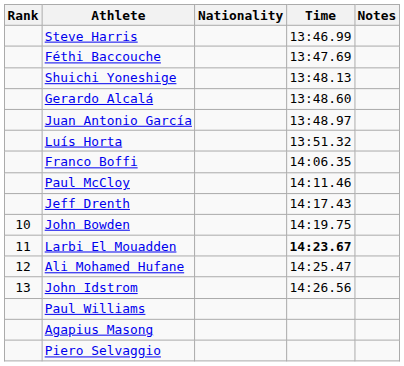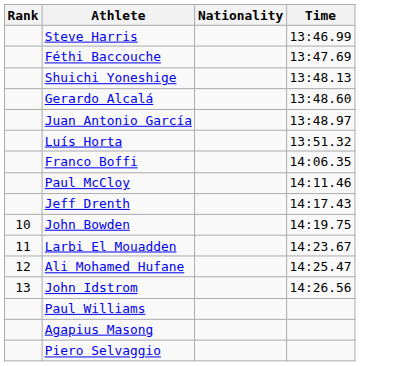- column: (377, 15)
(320, 246) bold -> (320, 246) normal
